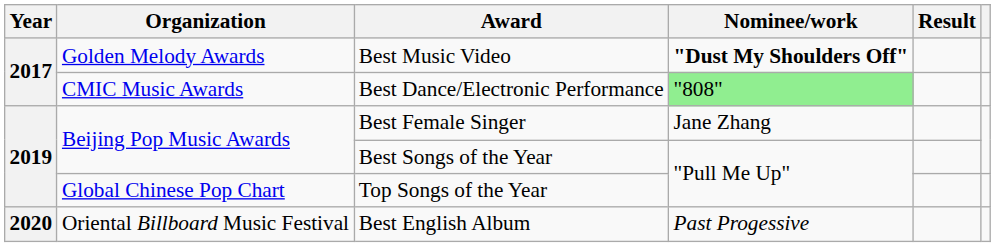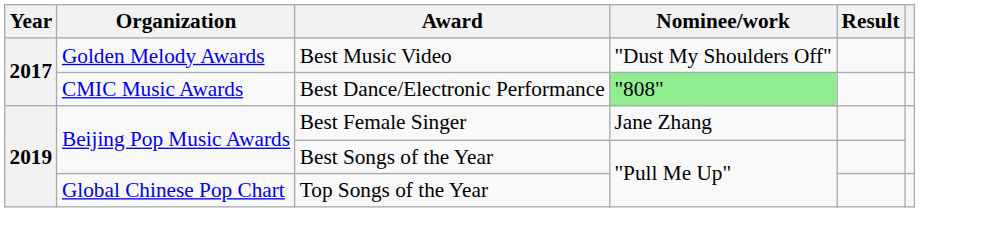(791, 55) bold -> (723, 55) normal
- row: (445, 223)
